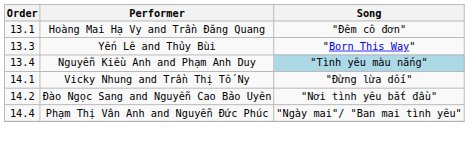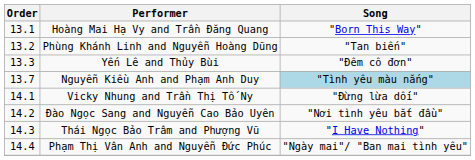(369, 30) "Đêm cô đơn" -> (375, 30) "Born This Way"
+ row: (160, 46)
(369, 46) "Born This Way" -> (375, 63) "Đêm cô đơn"
(22, 63) 13.4 -> (22, 80) 13.7
+ row: (160, 130)
